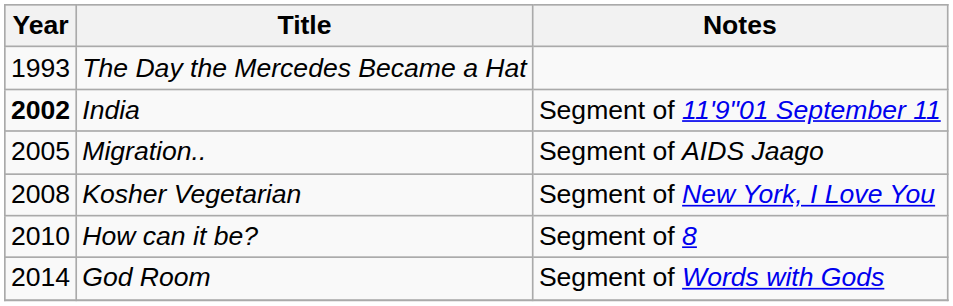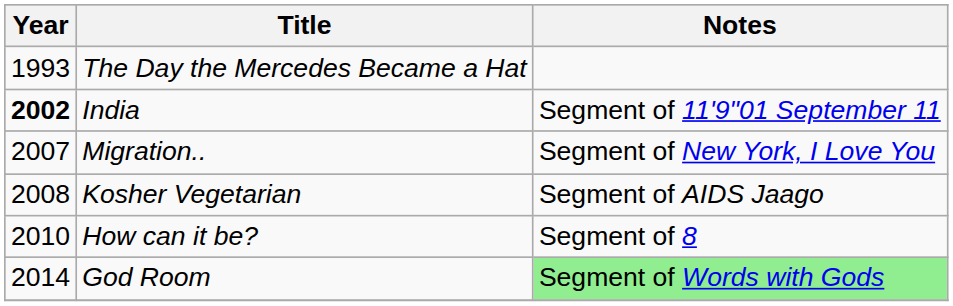(40, 151) 2005 -> (40, 151) 2007
(681, 151) Segment of AIDS Jaago -> (737, 151) Segment of New York, I Love You
(737, 194) Segment of New York, I Love You -> (681, 194) Segment of AIDS Jaago
(712, 278) no background -> (712, 278) lightgreen background
